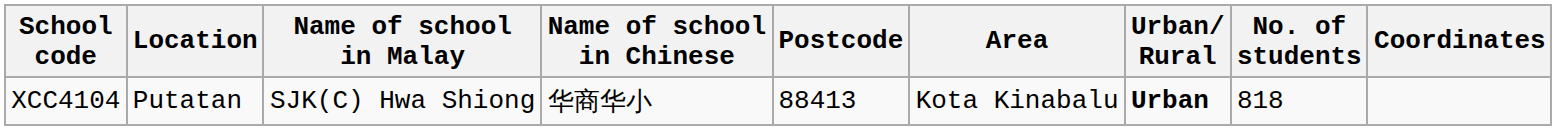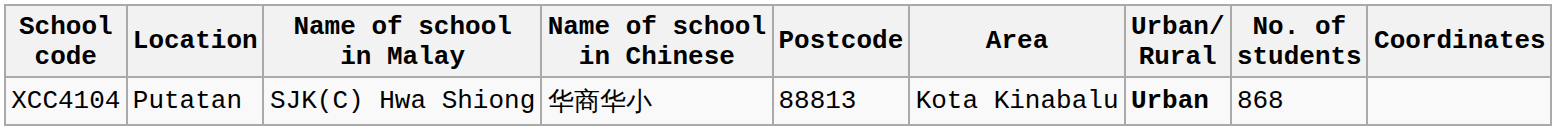(817, 102) 88413 -> (817, 102) 88813
(1260, 102) 818 -> (1260, 102) 868
